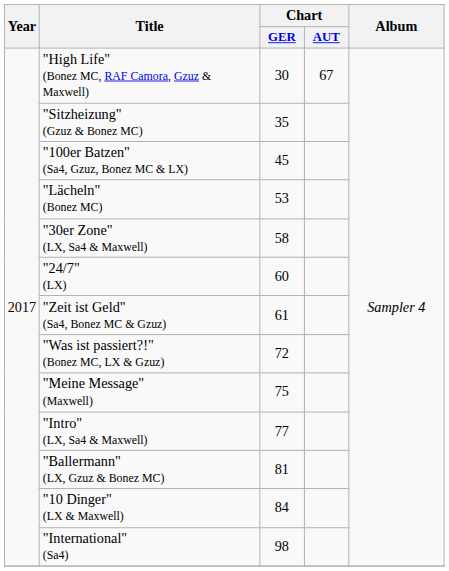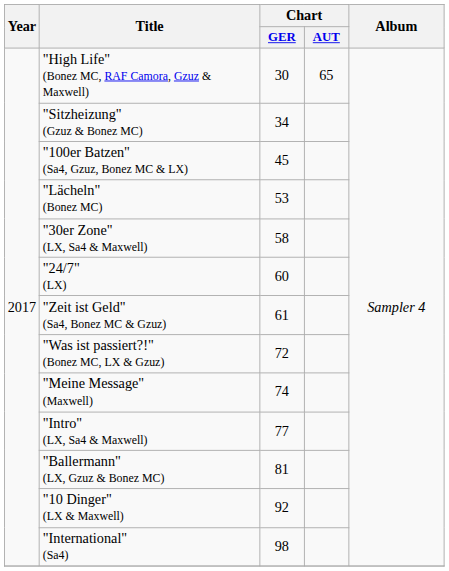(326, 75) 67 -> (326, 75) 65
(282, 122) 35 -> (282, 122) 34
(282, 392) 75 -> (282, 392) 74
(282, 508) 84 -> (282, 508) 92
